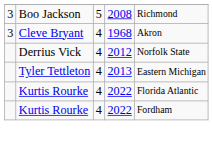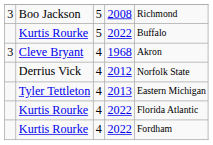+ row: (53, 33)
